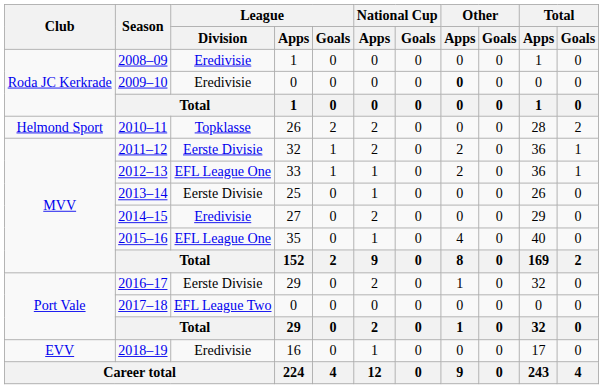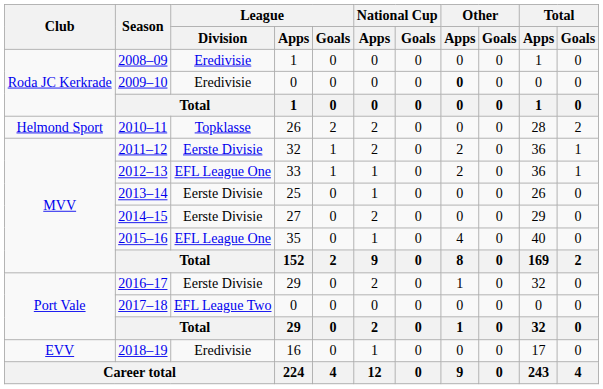(223, 216) Eredivisie -> (223, 216) Eerste Divisie
